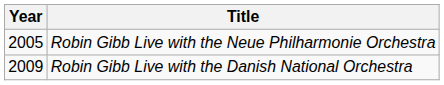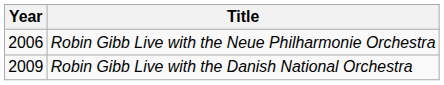(26, 42) 2005 -> (26, 42) 2006
